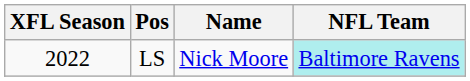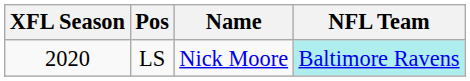(67, 57) 2022 -> (67, 57) 2020
